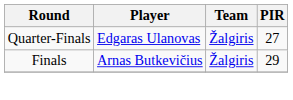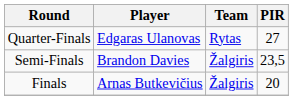(231, 38) Žalgiris -> (225, 38) Rytas
+ row: (49, 60)
(272, 60) 29 -> (273, 83) 20
